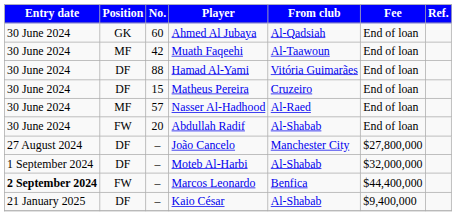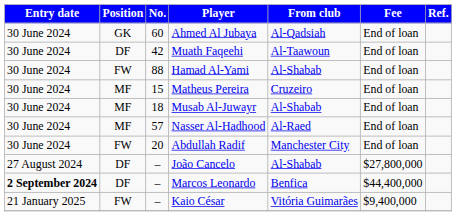(123, 51) MF -> (123, 51) DF
(123, 70) DF -> (123, 70) FW
(314, 70) Vitória Guimarães -> (296, 70) Al-Shabab
(123, 88) DF -> (123, 88) MF
+ row: (214, 107)
(296, 126) Al-Shabab -> (310, 145) Manchester City
(310, 145) Manchester City -> (296, 164) Al-Shabab
- row: (210, 164)
(123, 182) FW -> (123, 182) DF
(123, 201) DF -> (123, 201) FW
(296, 201) Al-Shabab -> (314, 201) Vitória Guimarães
